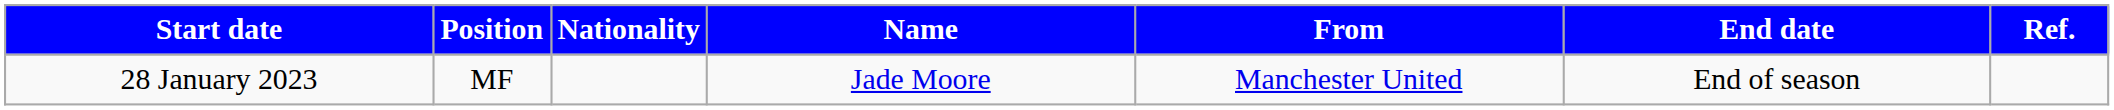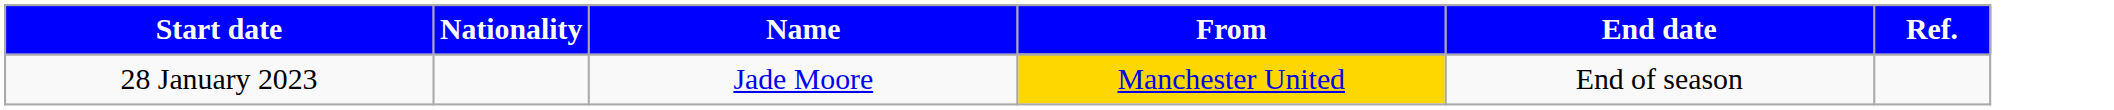- column: (492, 29)
(1349, 78) no background -> (1231, 78) gold background
